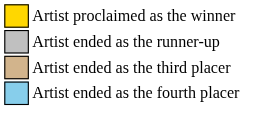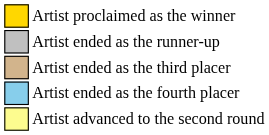+ row: (148, 118)
